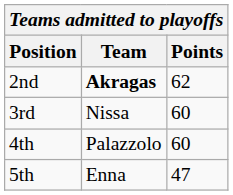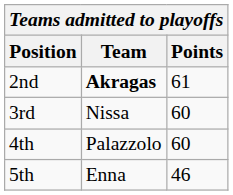(181, 81) 62 -> (181, 81) 61
(181, 174) 47 -> (181, 174) 46
